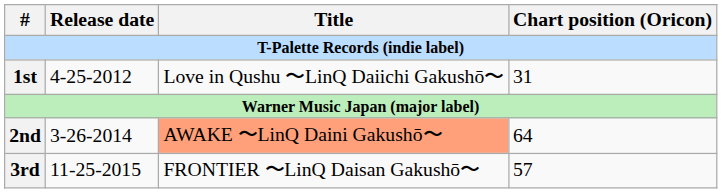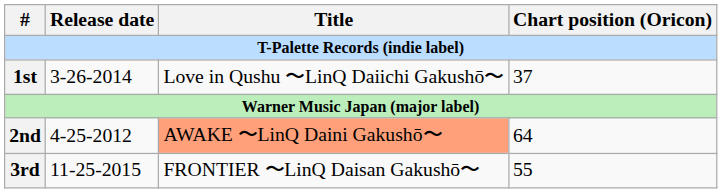(102, 77) 4-25-2012 -> (102, 77) 3-26-2014
(613, 77) 31 -> (613, 77) 37
(102, 135) 3-26-2014 -> (102, 135) 4-25-2012
(613, 170) 57 -> (613, 170) 55
